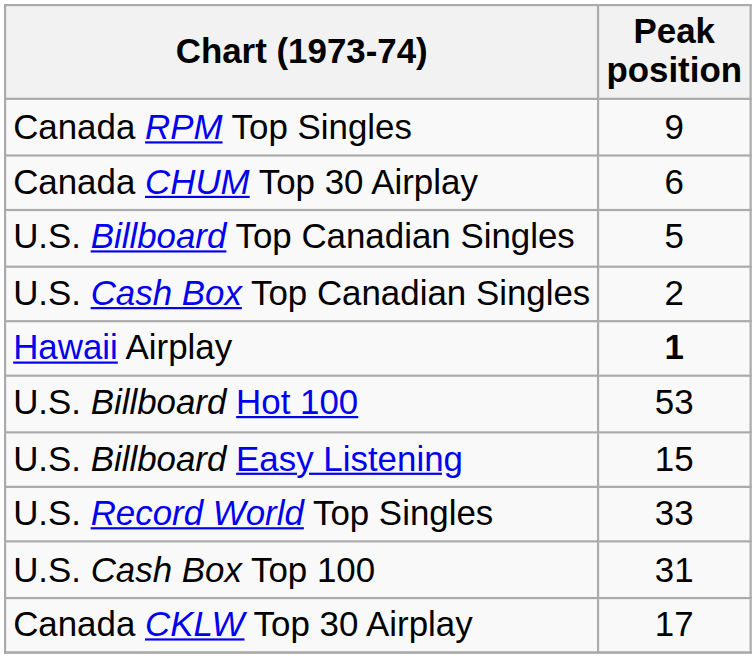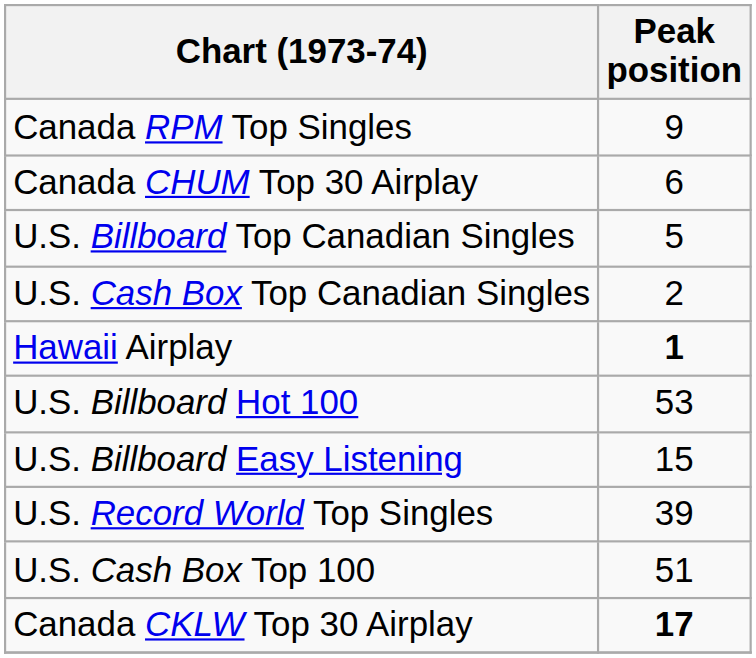(674, 513) 33 -> (674, 513) 39
(674, 569) 31 -> (674, 569) 51
(674, 624) normal -> (674, 624) bold
